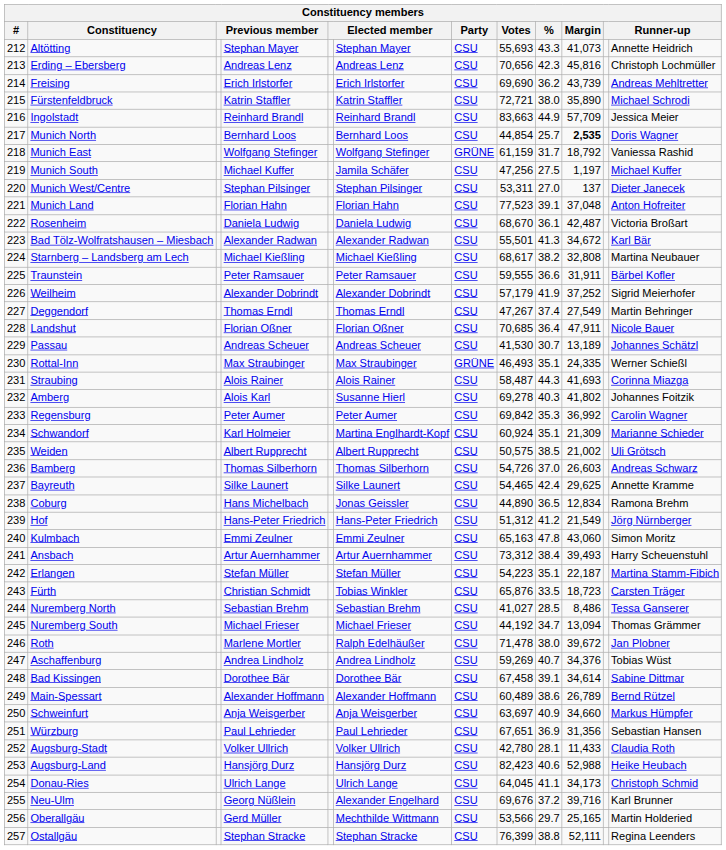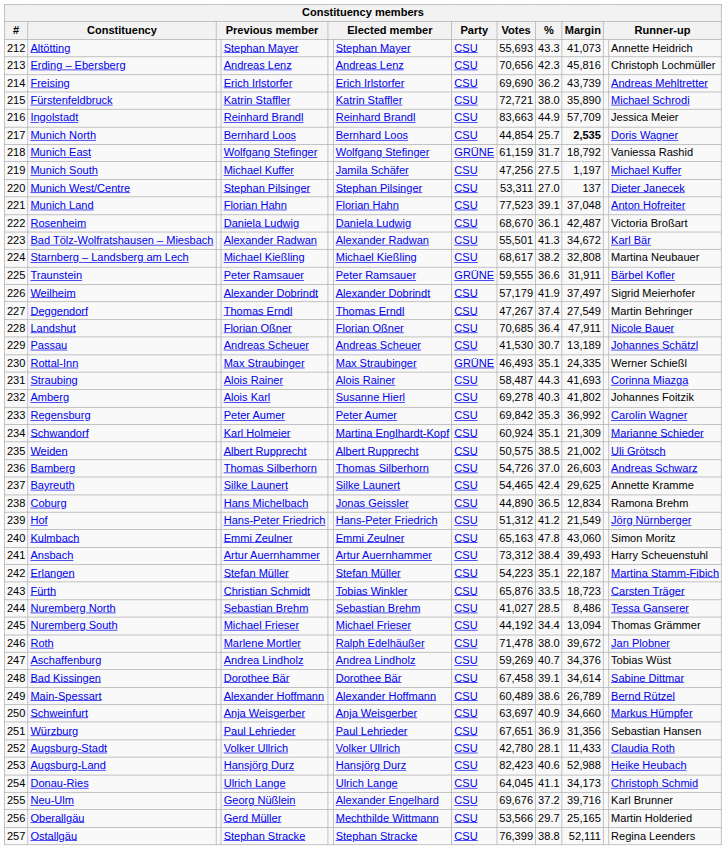(466, 275) CSU -> (474, 275) GRÜNE
(584, 293) 37,252 -> (584, 293) 37,497
(549, 626) 34.7 -> (549, 626) 34.4
